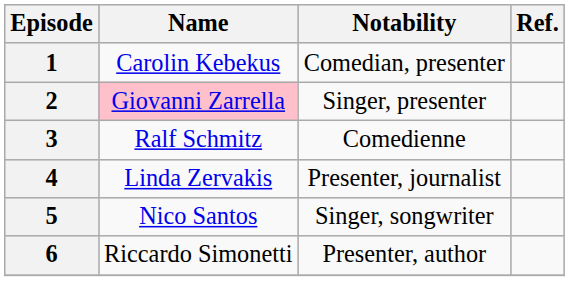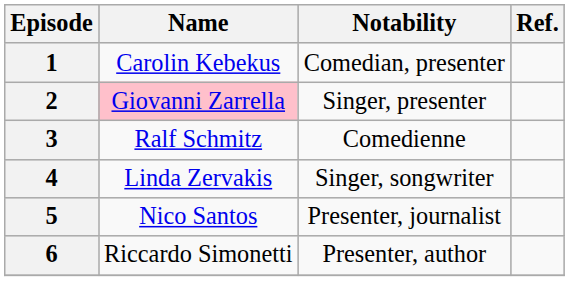(404, 178) Presenter, journalist -> (404, 178) Singer, songwriter
(404, 216) Singer, songwriter -> (404, 216) Presenter, journalist
